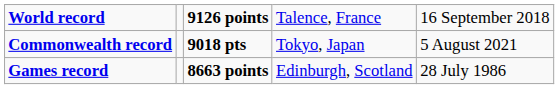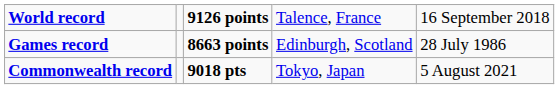rows swapped: (90, 44) <-> (58, 70)
